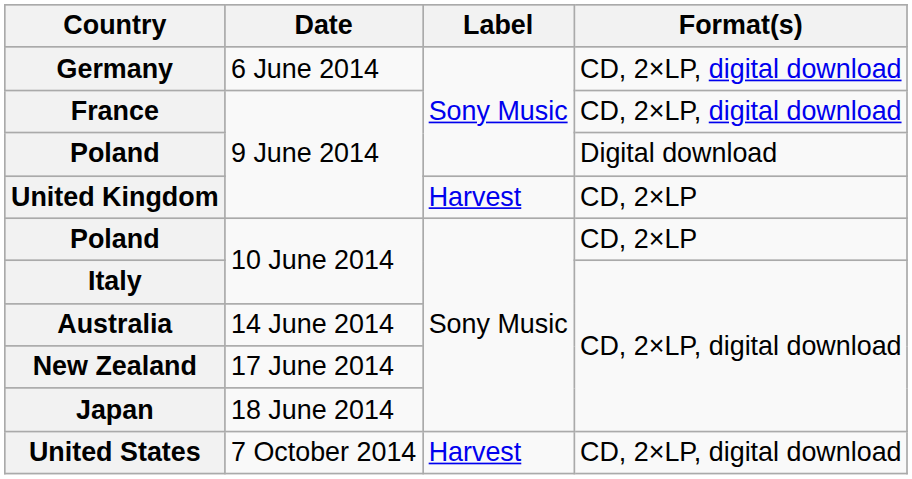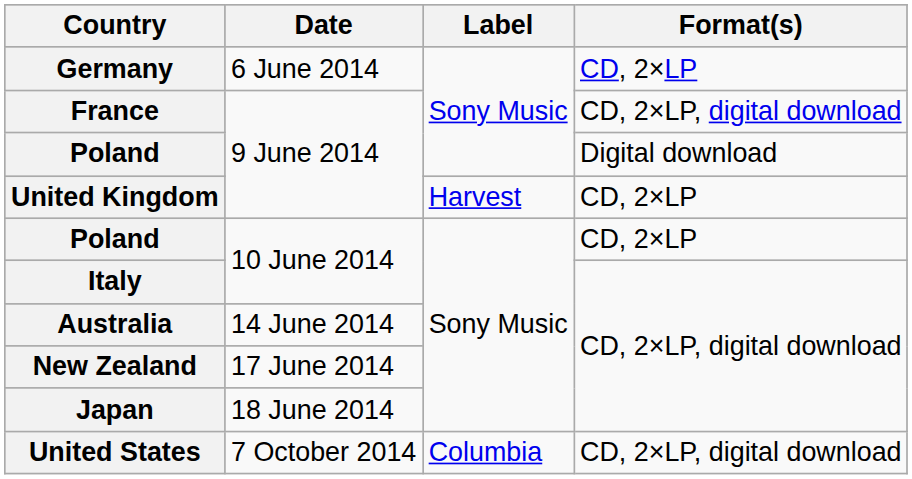(741, 68) CD, 2×LP, digital download -> (639, 68) CD, 2×LP
(475, 452) Harvest -> (485, 452) Columbia
